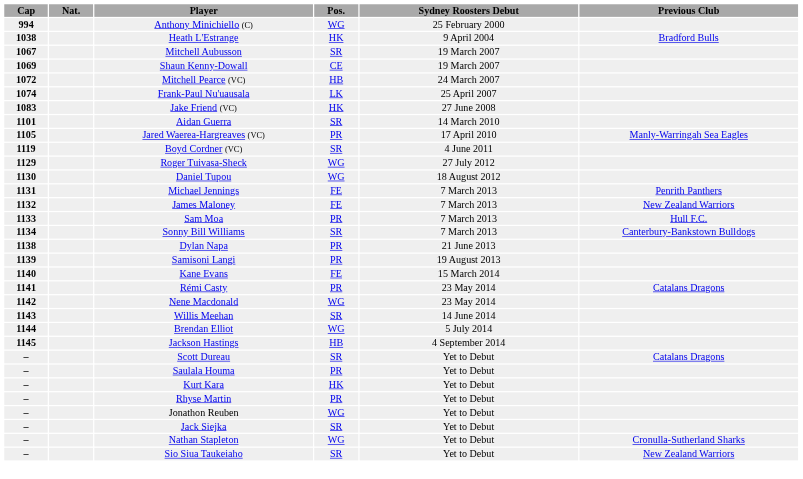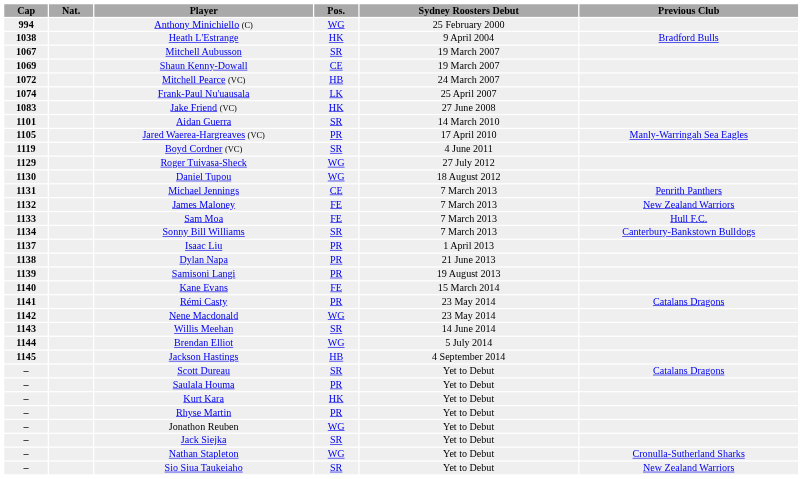(336, 190) FE -> (336, 190) CE
(336, 218) PR -> (336, 218) FE
+ row: (204, 246)
